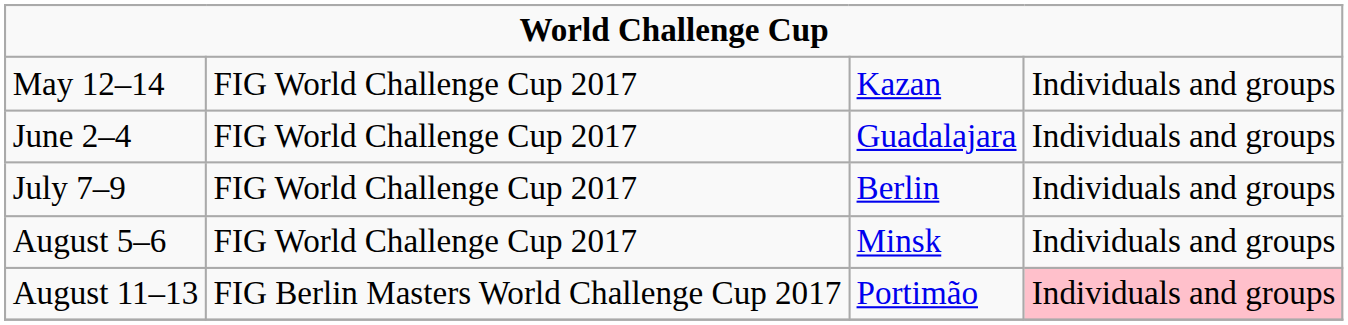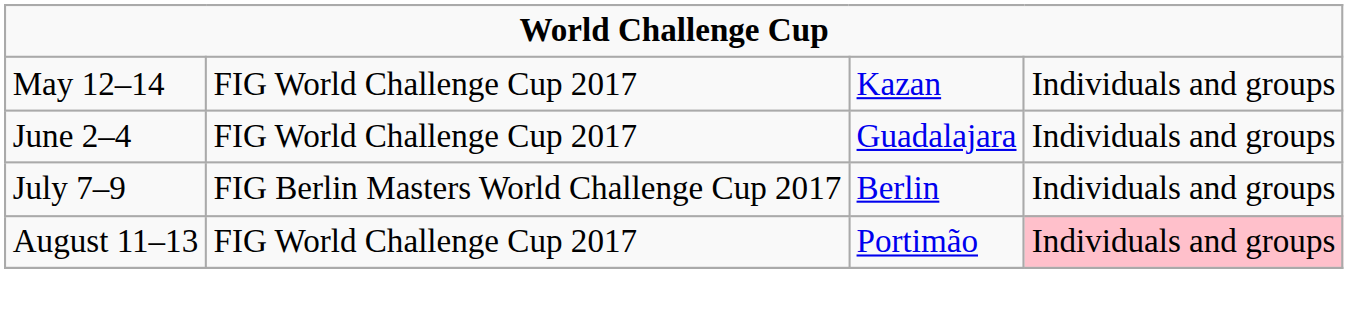(425, 188) FIG World Challenge Cup 2017 -> (527, 188) FIG Berlin Masters World Challenge Cup 2017
- row: (90, 240)
(527, 293) FIG Berlin Masters World Challenge Cup 2017 -> (425, 240) FIG World Challenge Cup 2017
